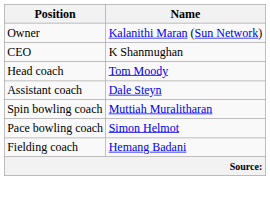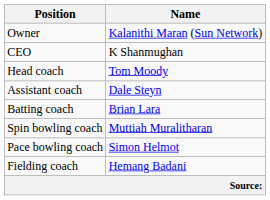+ row: (40, 109)
